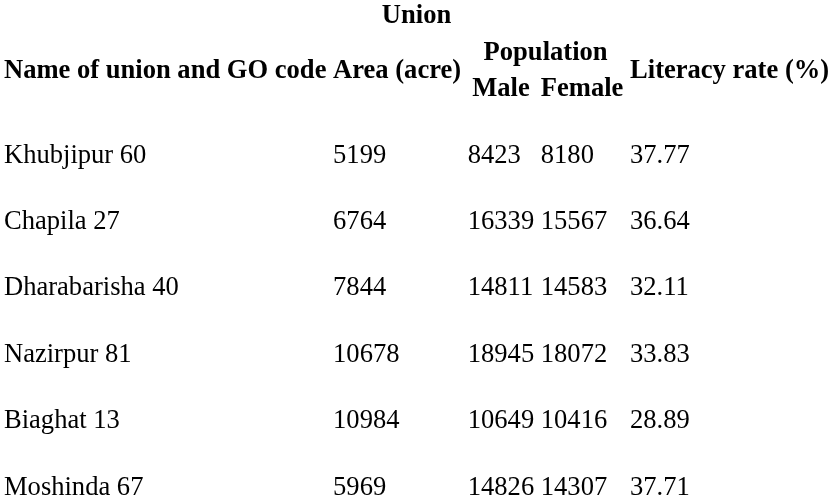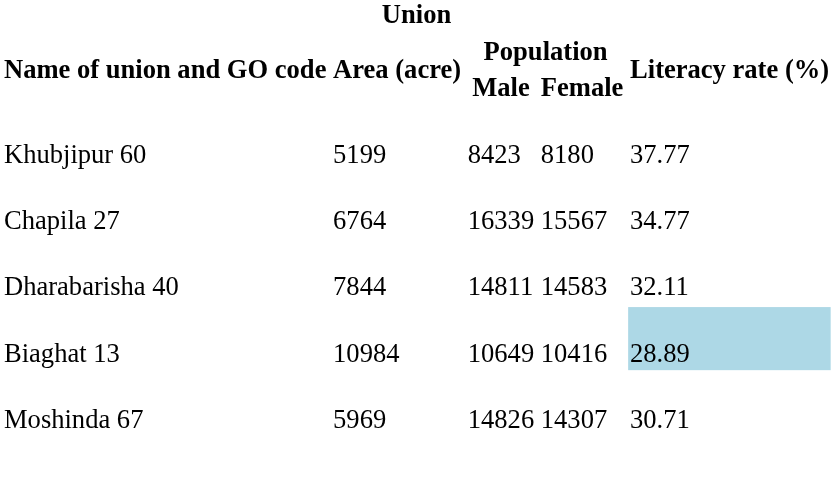(660, 220) 36.64 -> (660, 220) 34.77
- row: (68, 353)
(660, 419) no background -> (660, 353) lightblue background
(660, 486) 37.71 -> (660, 419) 30.71
